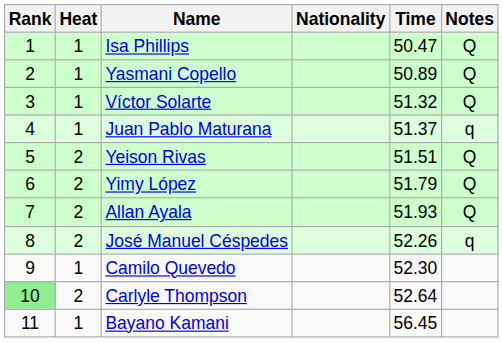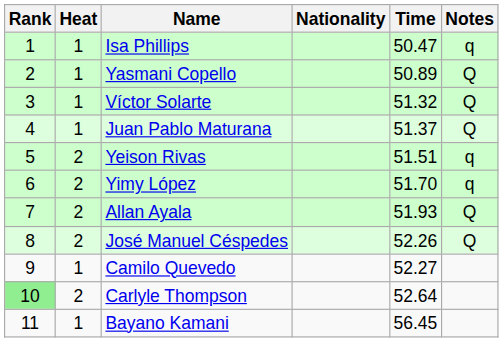(470, 46) Q -> (470, 46) q
(470, 129) q -> (470, 129) Q
(470, 157) Q -> (470, 157) q
(415, 185) 51.79 -> (415, 185) 51.70
(470, 185) Q -> (470, 185) q
(470, 240) q -> (470, 240) Q
(415, 268) 52.30 -> (415, 268) 52.27
